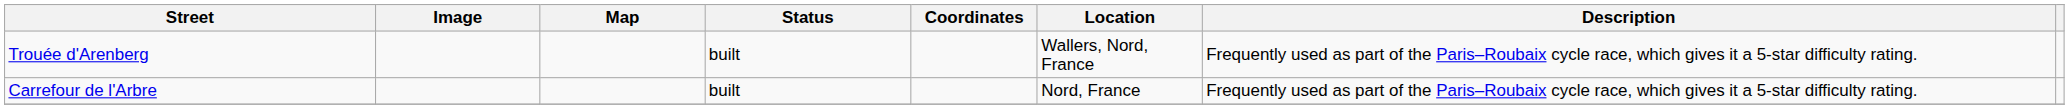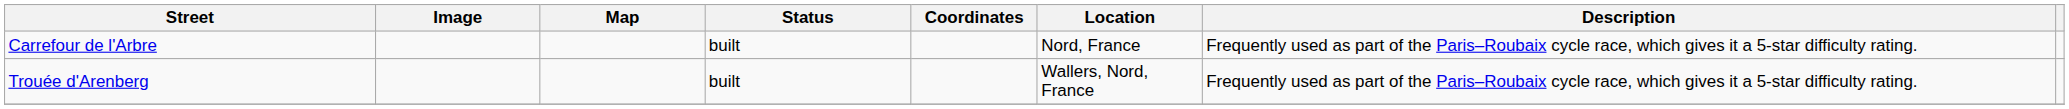rows swapped: (83, 90) <-> (79, 54)
